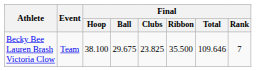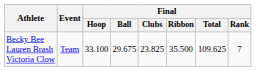(97, 49) 38.100 -> (97, 49) 33.100
(212, 49) 109.646 -> (212, 49) 109.625
